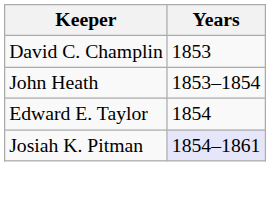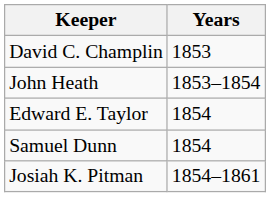+ row: (63, 144)
(216, 144) lavender background -> (216, 176) no background
